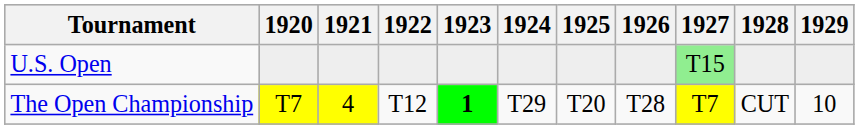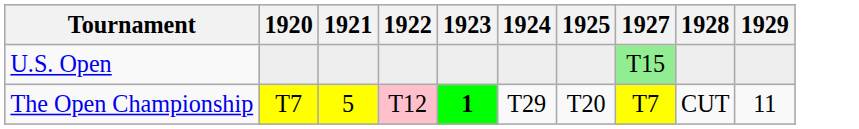- column: (646, 24)
(348, 104) 4 -> (348, 104) 5
(408, 104) no background -> (408, 104) pink background
(824, 104) 10 -> (765, 104) 11
